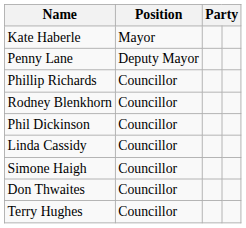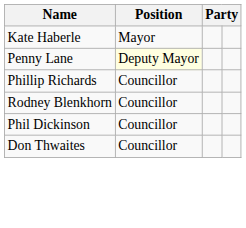(159, 59) no background -> (159, 59) lightyellow background
- row: (47, 146)
- row: (47, 168)
- row: (45, 211)
